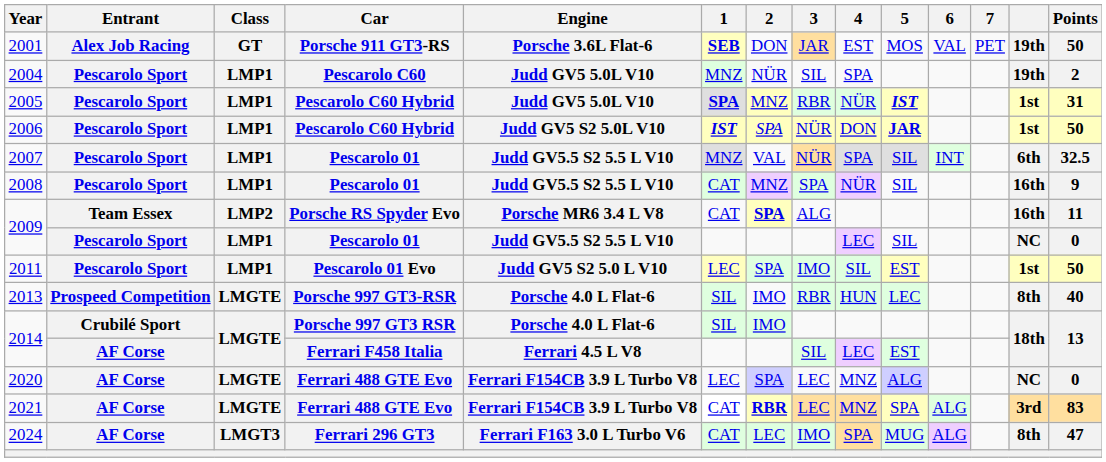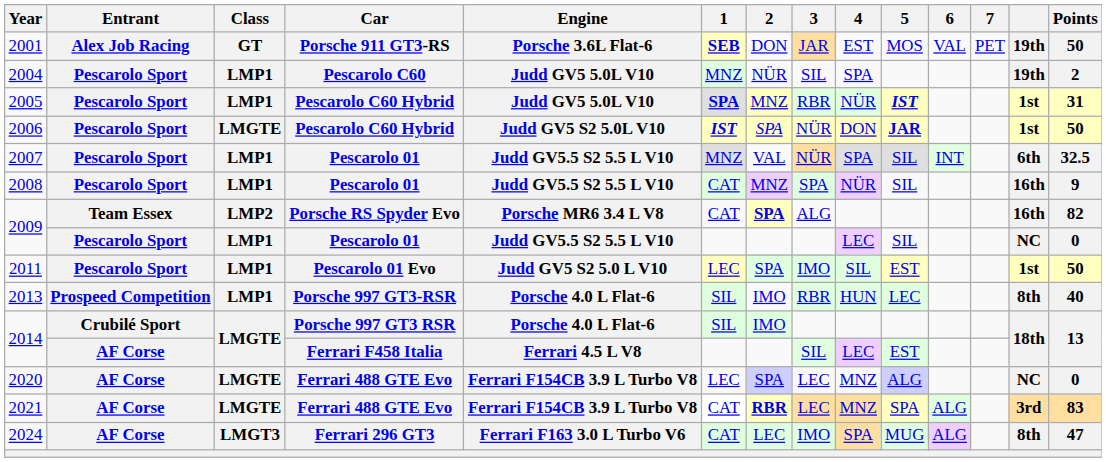(250, 129) LMP1 -> (250, 129) LMGTE
(1075, 212) 11 -> (1075, 212) 82
(250, 296) LMGTE -> (250, 296) LMP1
